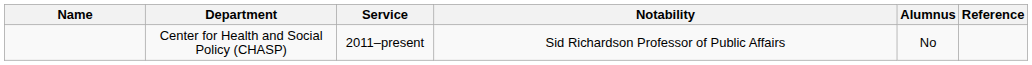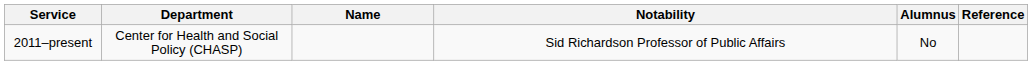columns swapped: (75, 14) <-> (385, 14)
